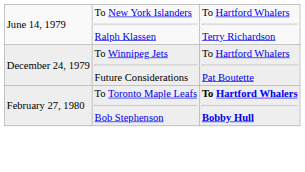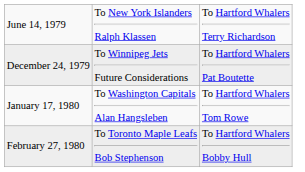+ row: (43, 105)
(250, 105) bold -> (246, 146) normal
